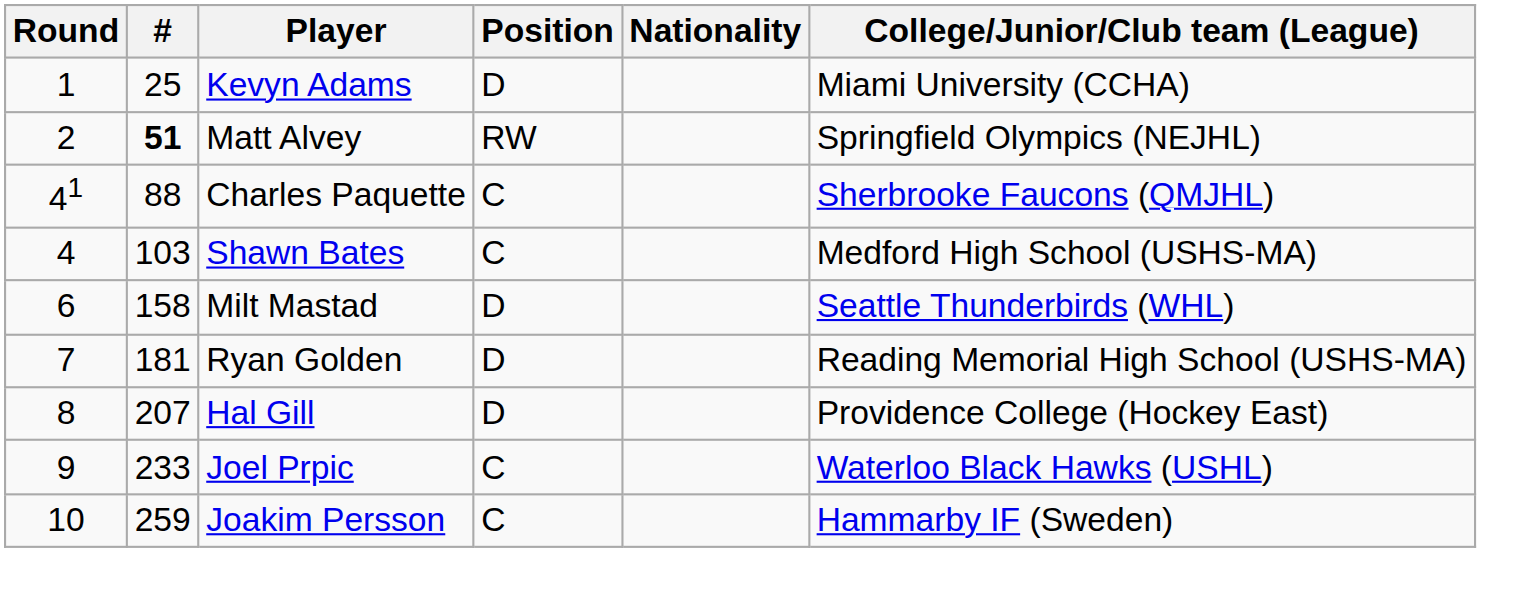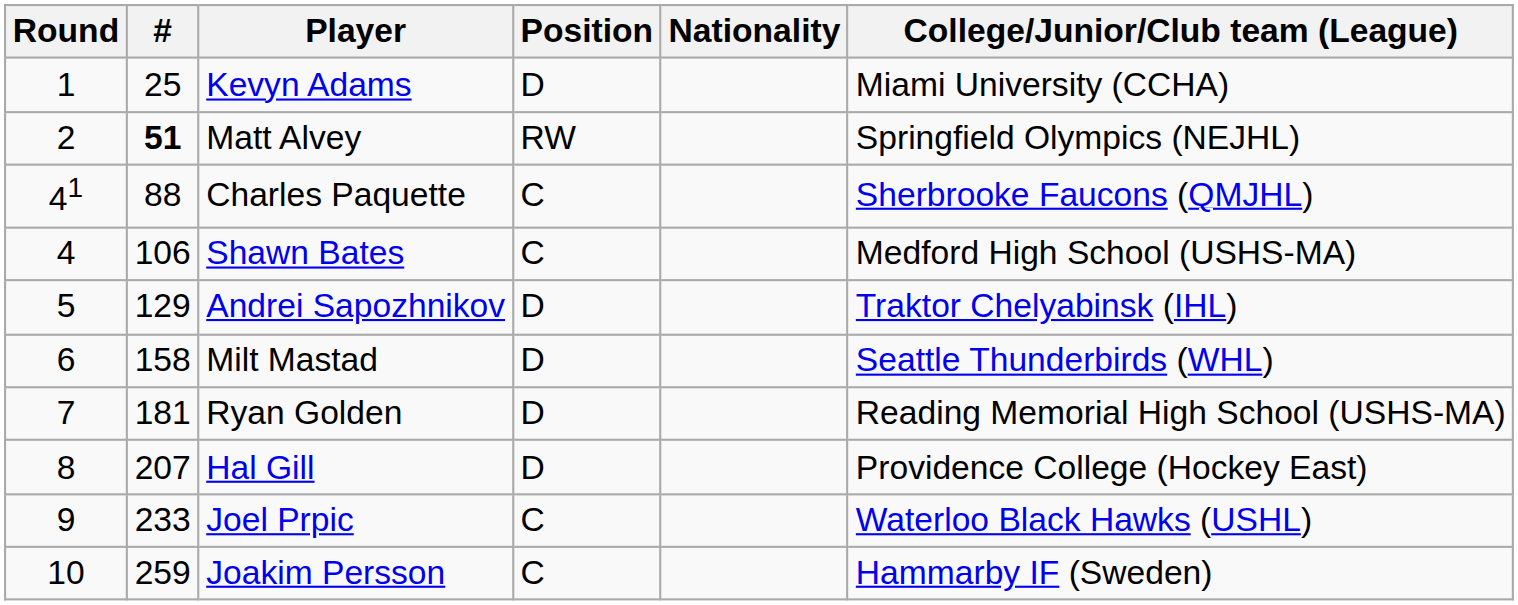(163, 253) 103 -> (163, 253) 106
+ row: (356, 306)
